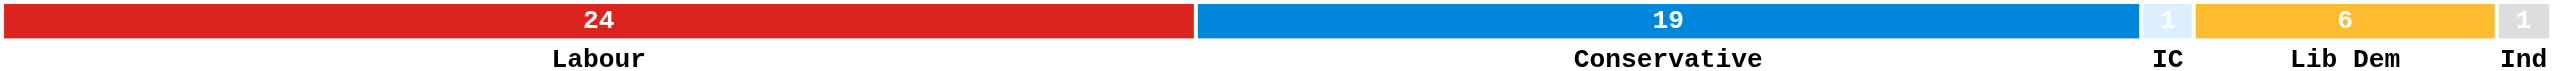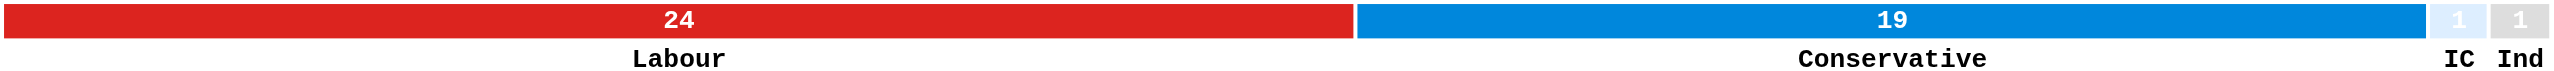- column: (2345, 21)
